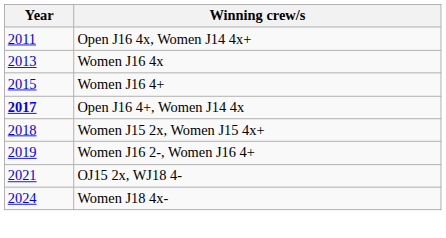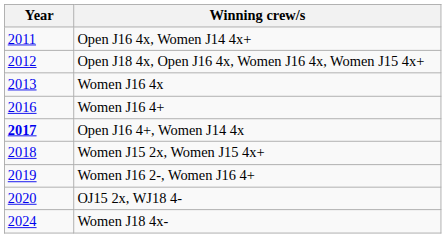+ row: (251, 61)
(22, 84) 2015 -> (22, 107) 2016
(22, 175) 2021 -> (22, 198) 2020
